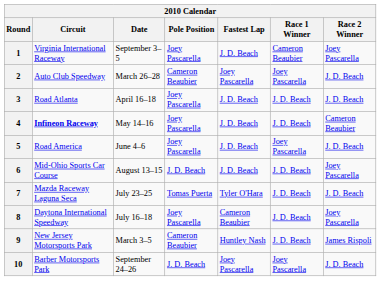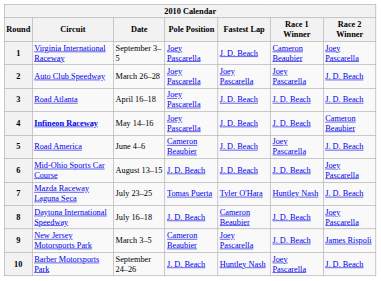(182, 76) Cameron Beaubier -> (184, 76) Joey Pascarella
(184, 146) Joey Pascarella -> (182, 146) Cameron Beaubier
(292, 193) J. D. Beach -> (295, 193) Huntley Nash
(184, 217) Joey Pascarella -> (186, 217) J. D. Beach
(243, 240) Huntley Nash -> (237, 240) Joey Pascarella
(237, 263) Joey Pascarella -> (243, 263) Huntley Nash
